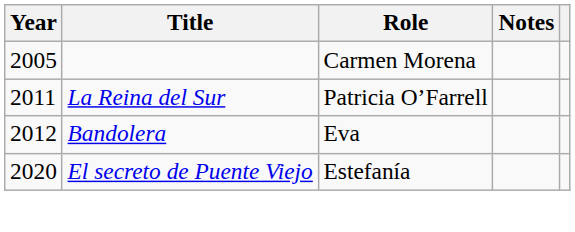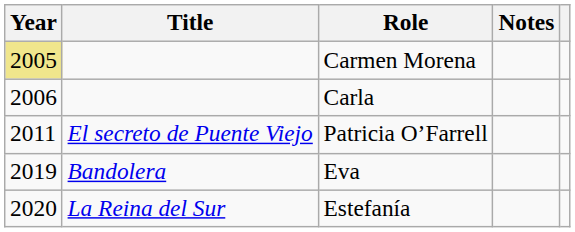(33, 60) no background -> (33, 60) khaki background
+ row: (349, 97)
(146, 97) La Reina del Sur -> (190, 134) El secreto de Puente Viejo
(33, 134) 2012 -> (33, 171) 2019
(190, 171) El secreto de Puente Viejo -> (146, 208) La Reina del Sur
